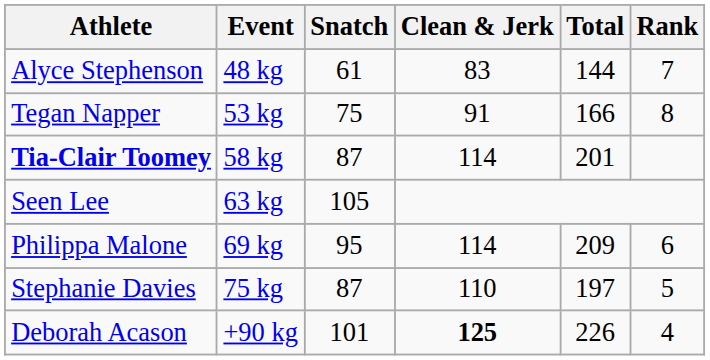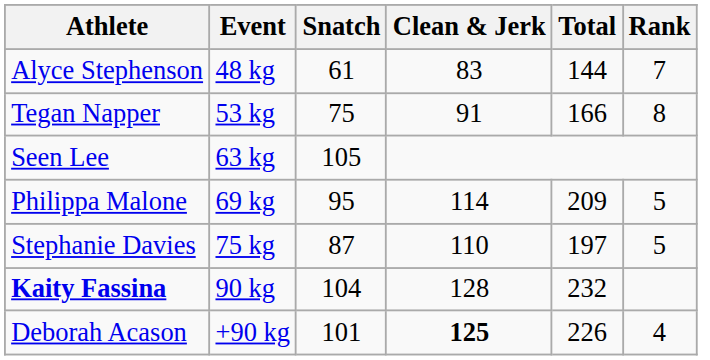- row: (111, 157)
(667, 245) 6 -> (659, 201) 5
+ row: (89, 288)
